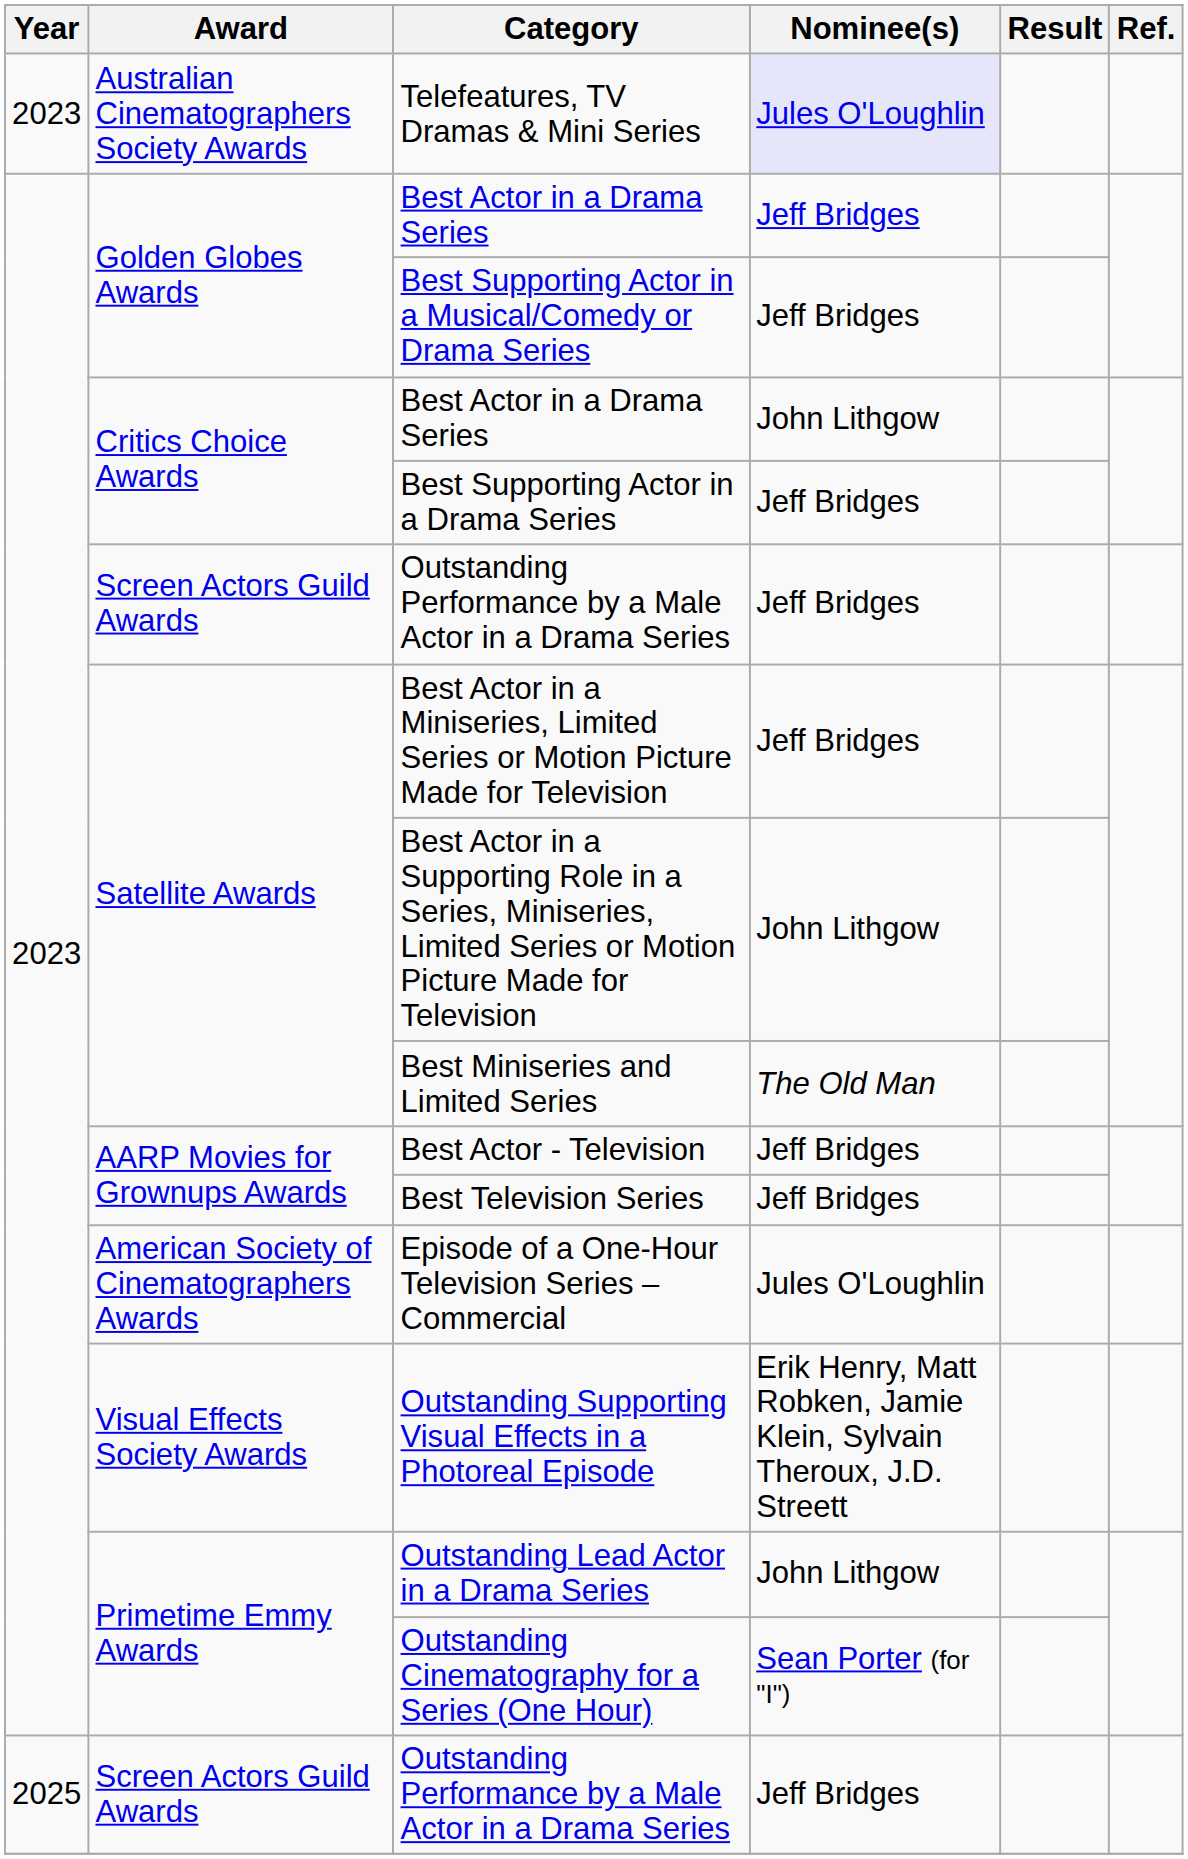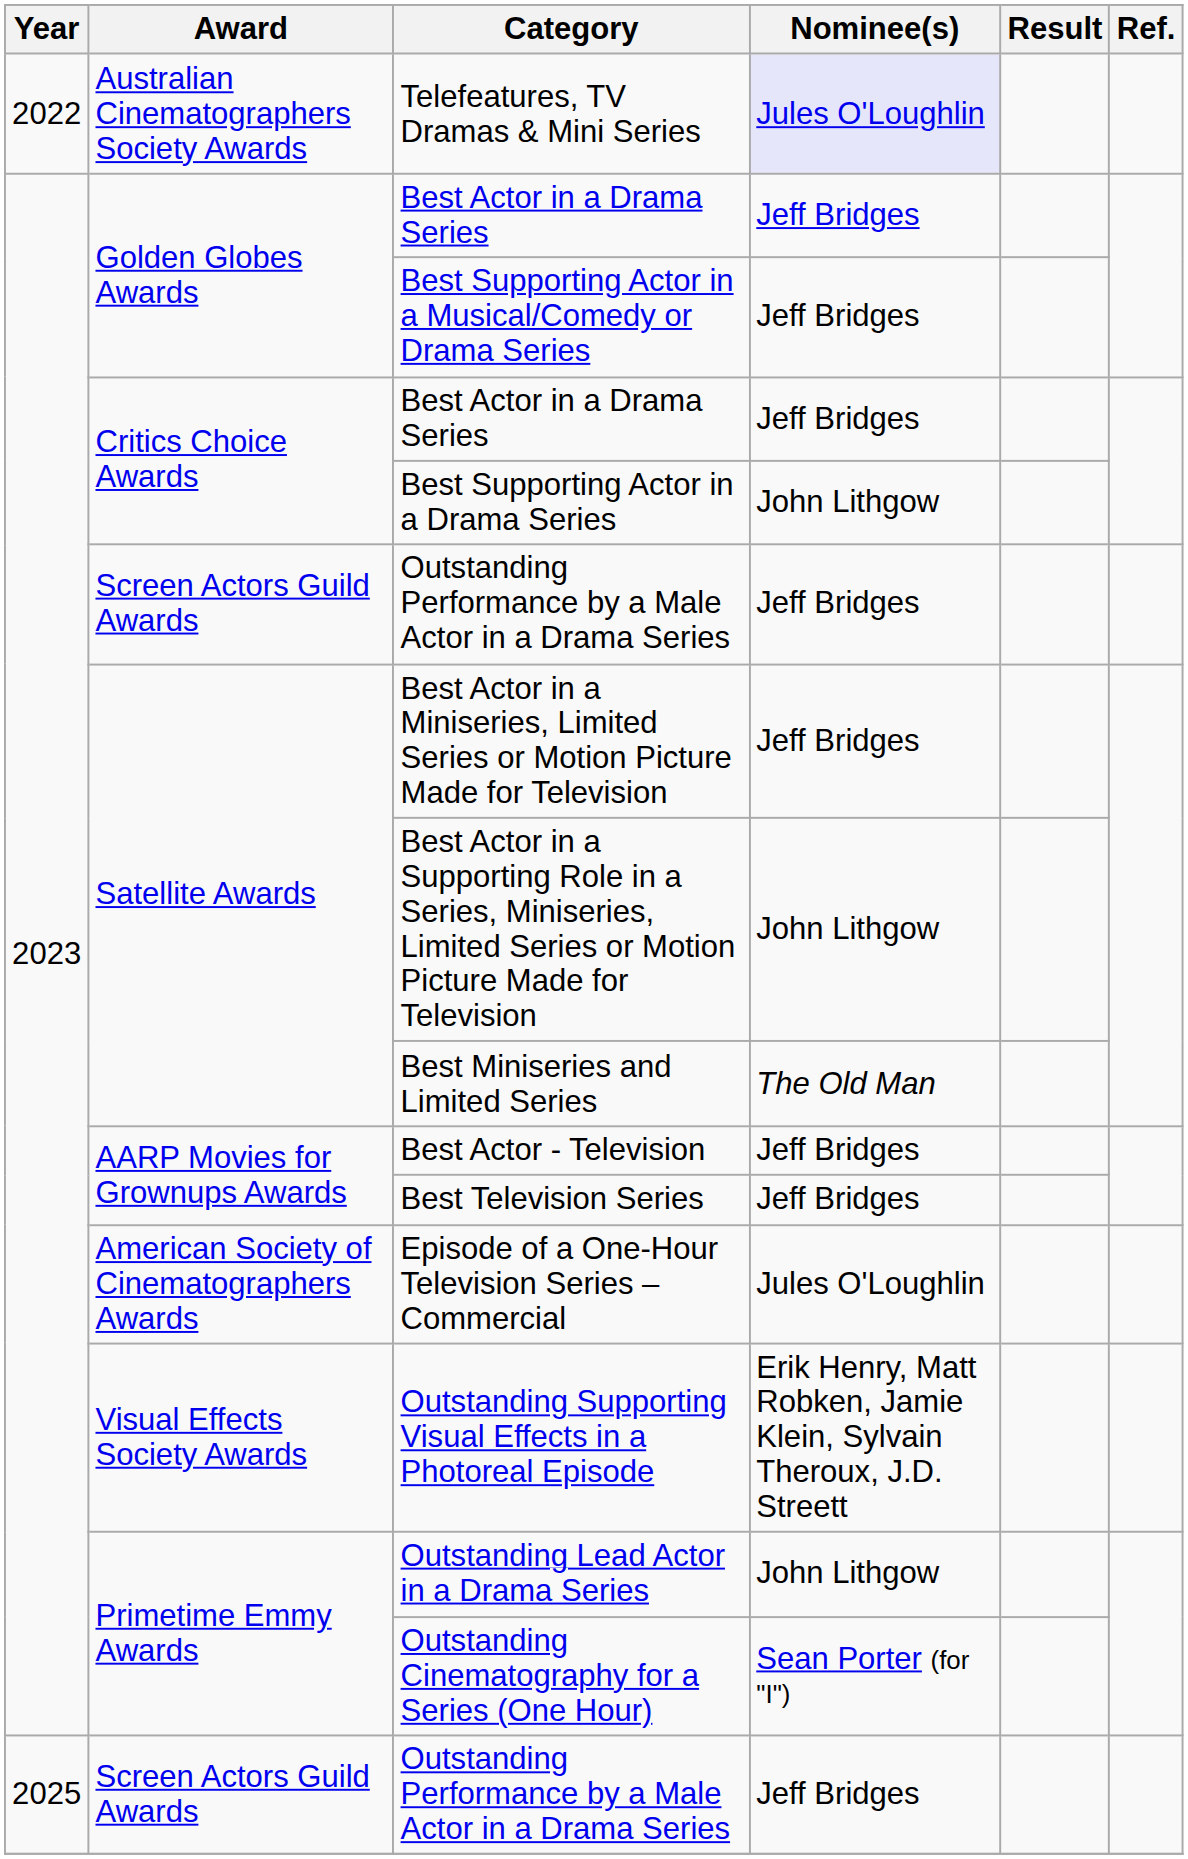(47, 113) 2023 -> (47, 113) 2022
(848, 418) John Lithgow -> (838, 418) Jeff Bridges
(838, 502) Jeff Bridges -> (848, 502) John Lithgow
